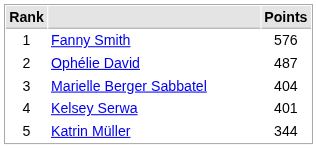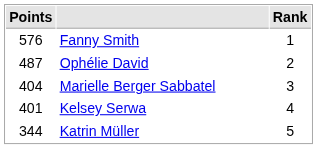columns swapped: (26, 17) <-> (286, 17)
